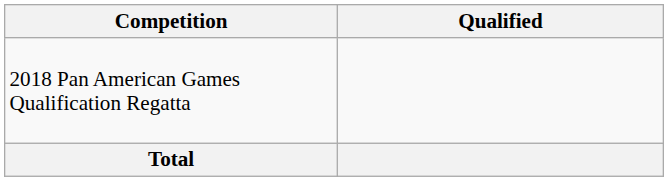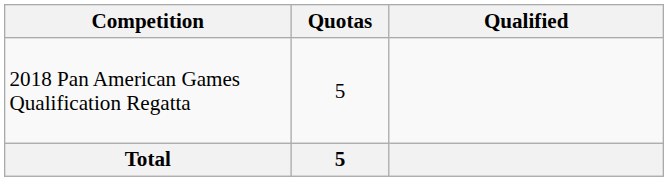+ column: (340, 21)
